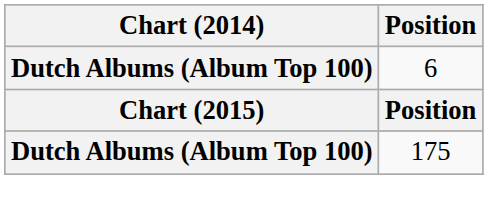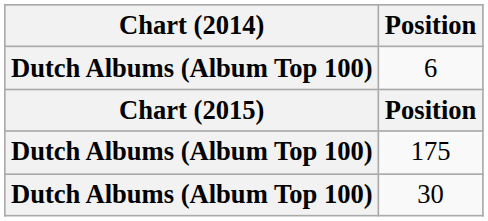+ row: (431, 194)
